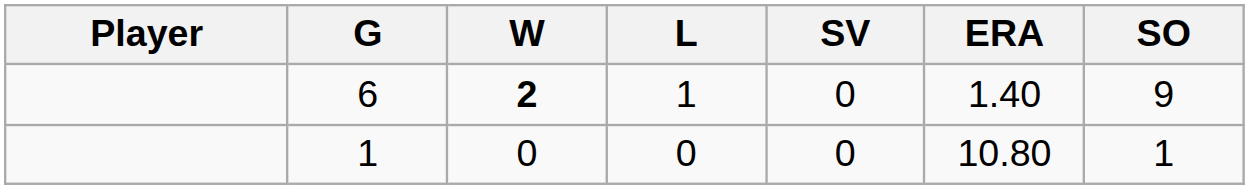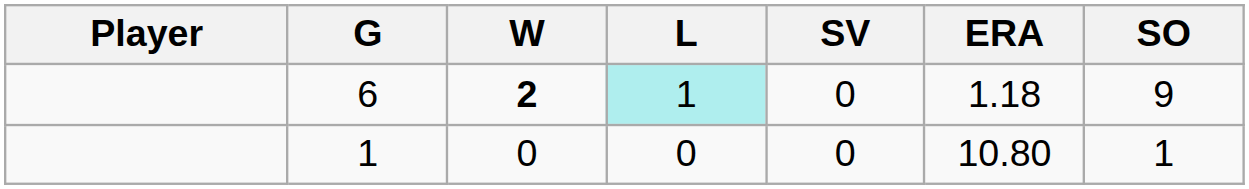(686, 93) no background -> (686, 93) paleturquoise background
(1004, 93) 1.40 -> (1004, 93) 1.18
